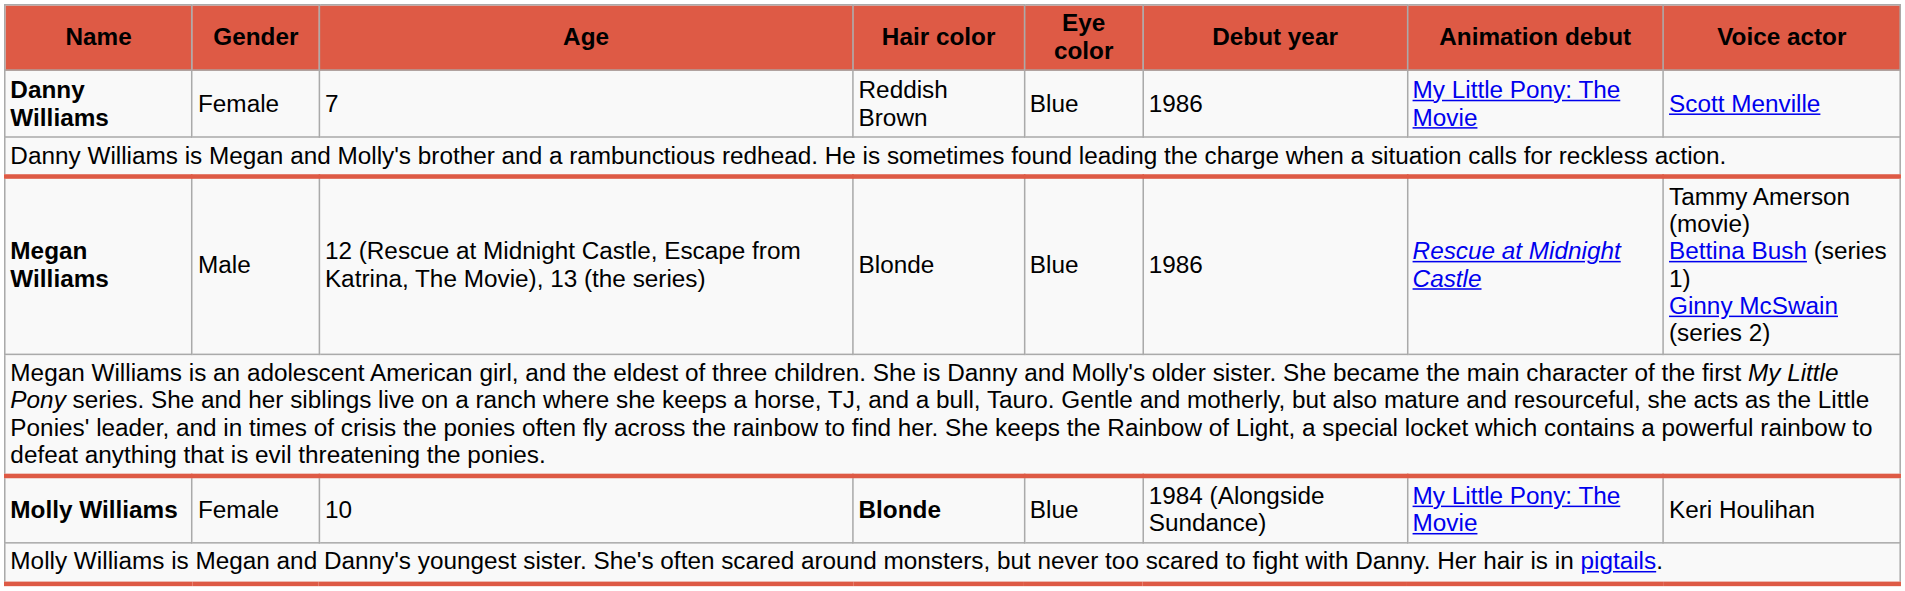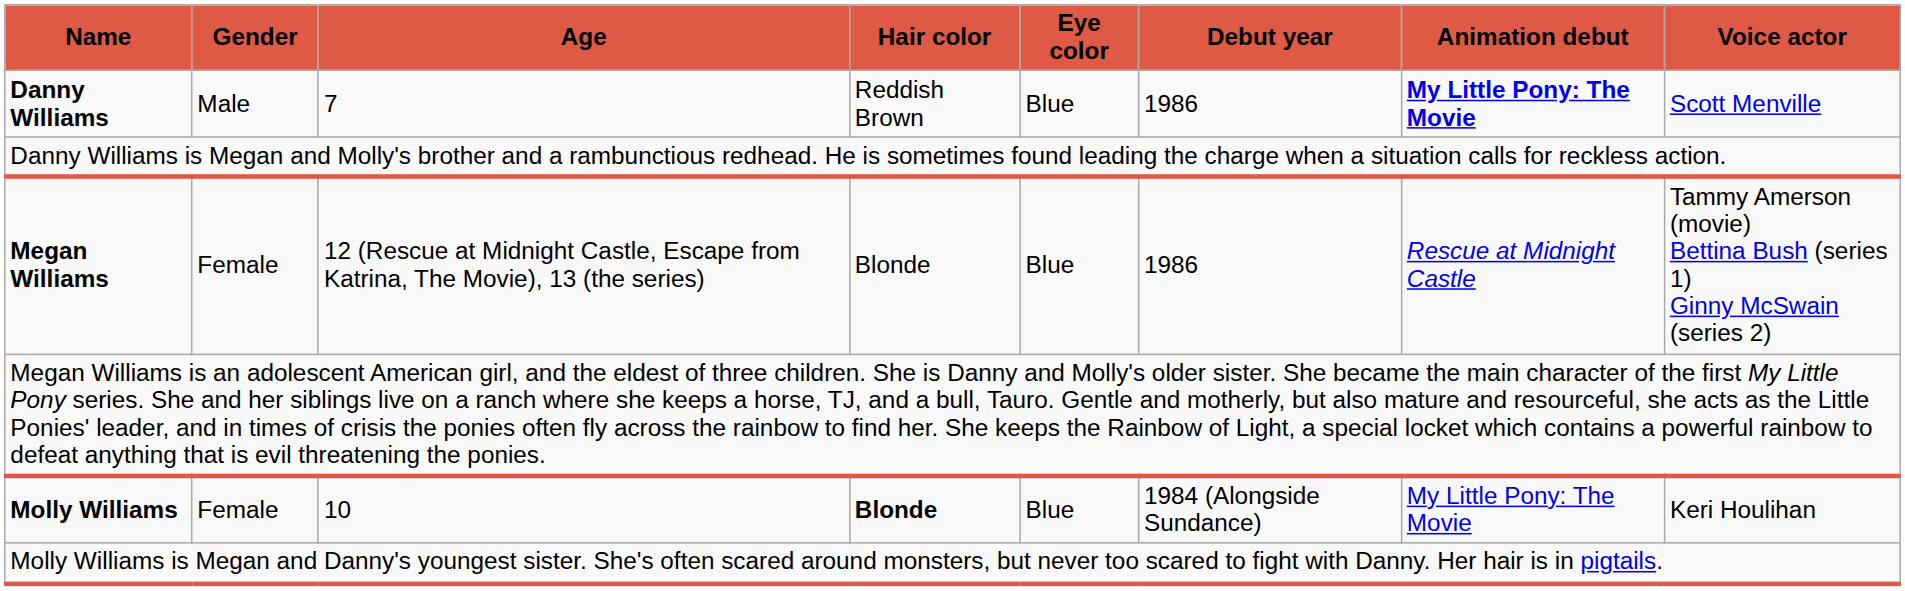(239, 103) Female -> (224, 103) Male
(1516, 103) normal -> (1518, 103) bold
(224, 265) Male -> (238, 265) Female
